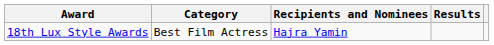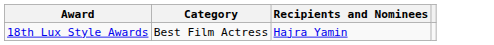- column: (457, 14)
